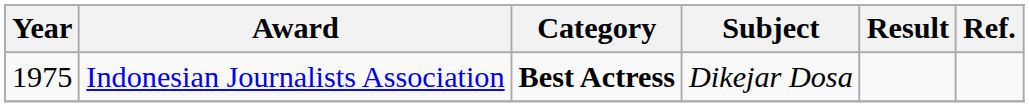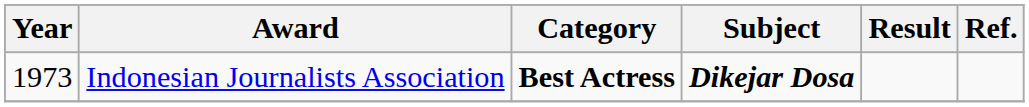(42, 76) 1975 -> (42, 76) 1973
(771, 76) normal -> (772, 76) bold
